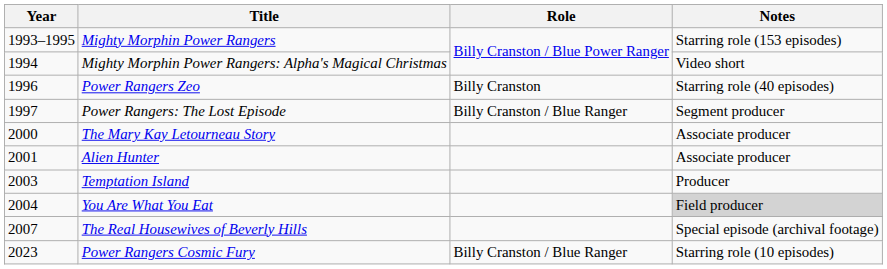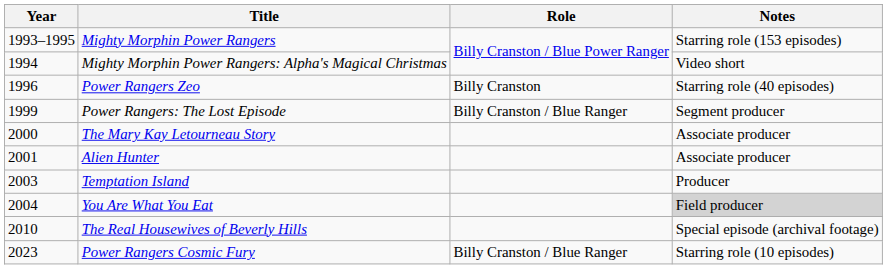(23, 110) 1997 -> (23, 110) 1999
(23, 228) 2007 -> (23, 228) 2010
